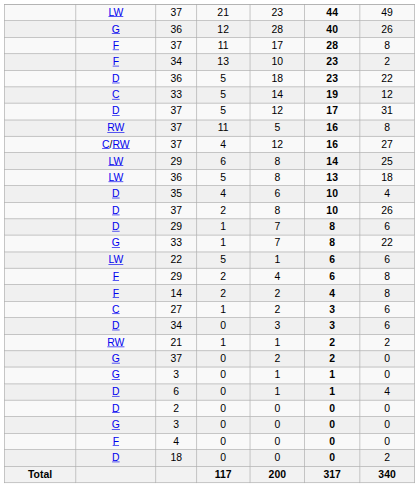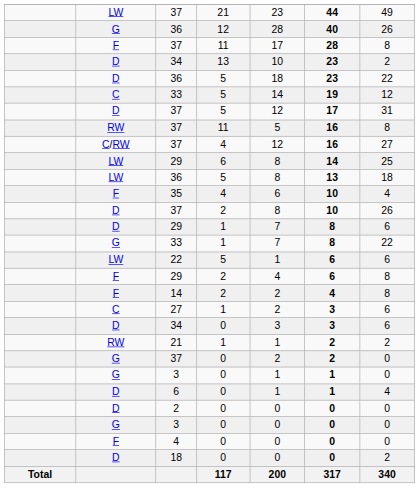(116, 62) F -> (116, 62) D
(116, 194) D -> (116, 194) F
